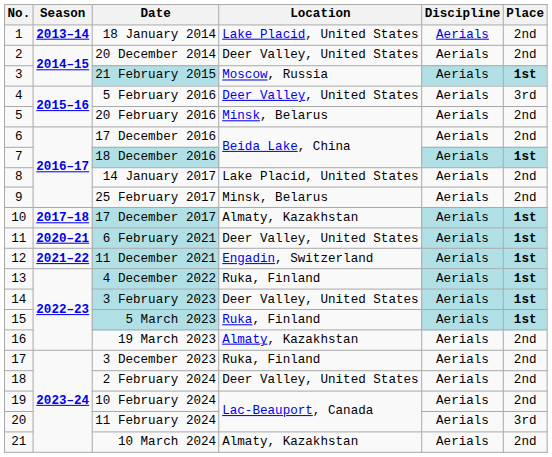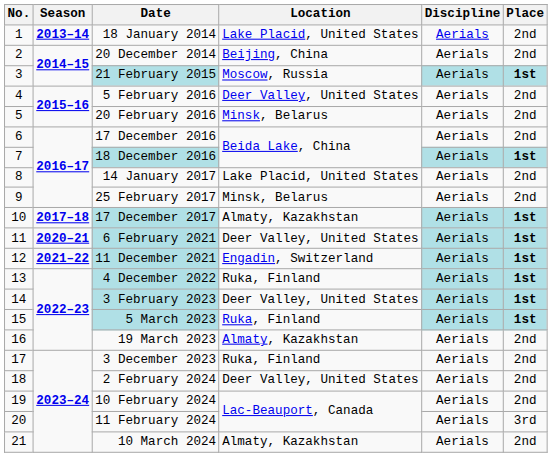(320, 56) Deer Valley, United States -> (275, 56) Beijing, China
(525, 96) 3rd -> (525, 96) 2nd
